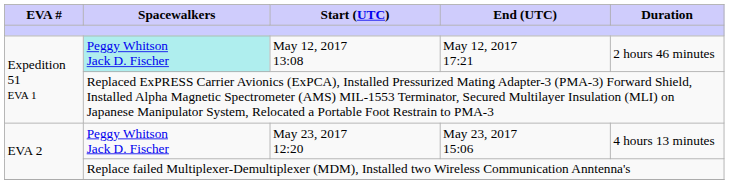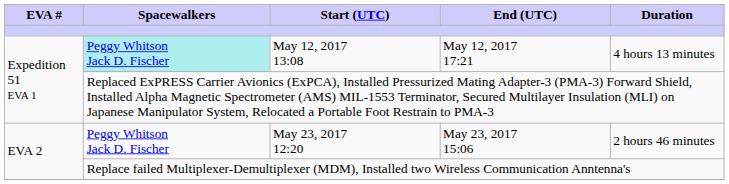(664, 53) 2 hours 46 minutes -> (664, 53) 4 hours 13 minutes
(664, 140) 4 hours 13 minutes -> (664, 140) 2 hours 46 minutes
